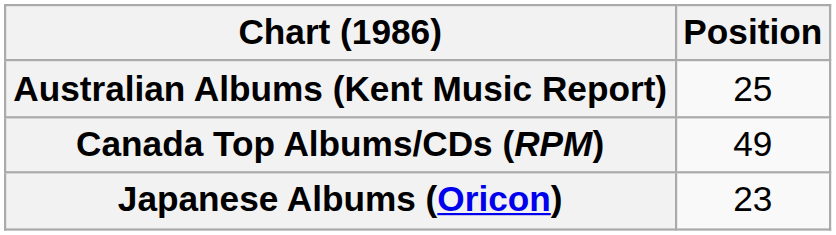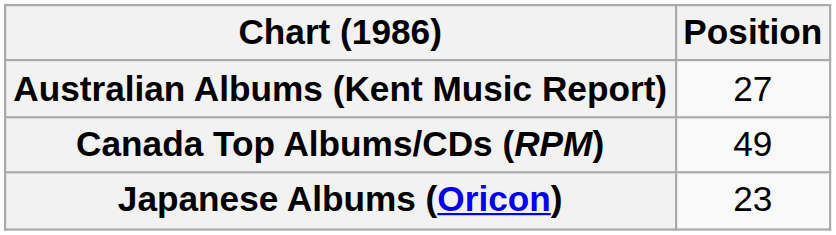(753, 88) 25 -> (753, 88) 27
